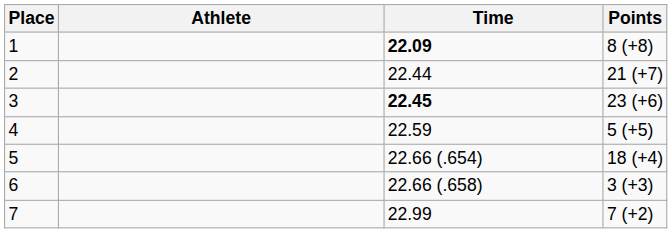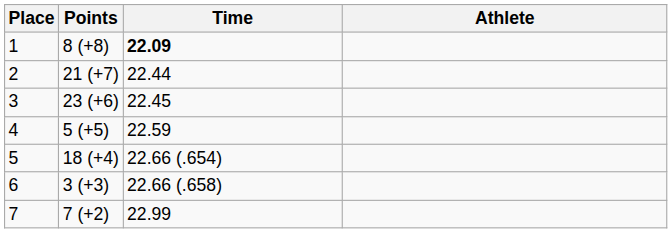columns swapped: (221, 18) <-> (635, 18)
(410, 102) bold -> (149, 102) normal
